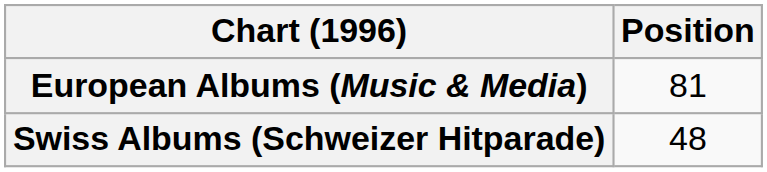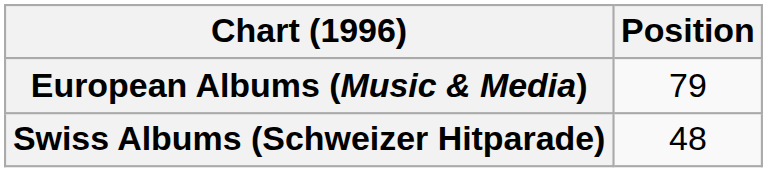(688, 85) 81 -> (688, 85) 79
